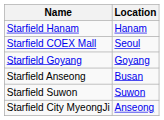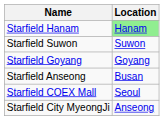(131, 29) no background -> (131, 29) lightgreen background
rows swapped: (52, 45) <-> (42, 92)
